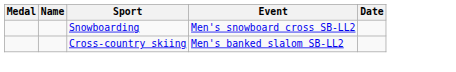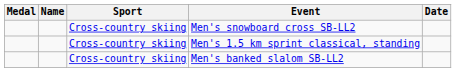(104, 28) Snowboarding -> (128, 28) Cross-country skiing
+ row: (306, 44)
